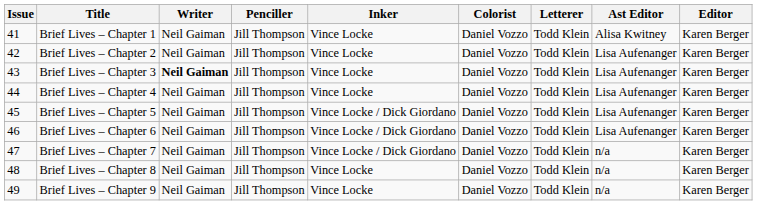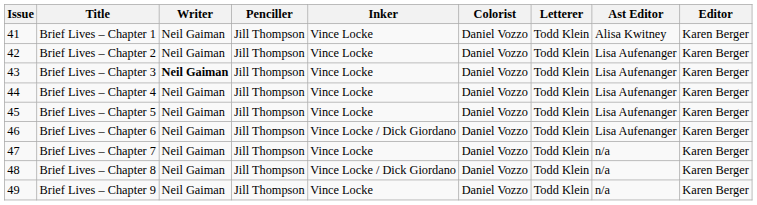(383, 111) Vince Locke / Dick Giordano -> (342, 111) Vince Locke
(383, 151) Vince Locke / Dick Giordano -> (342, 151) Vince Locke
(342, 170) Vince Locke -> (383, 170) Vince Locke / Dick Giordano
